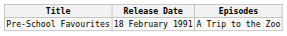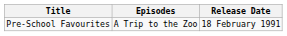columns swapped: (153, 11) <-> (238, 11)
